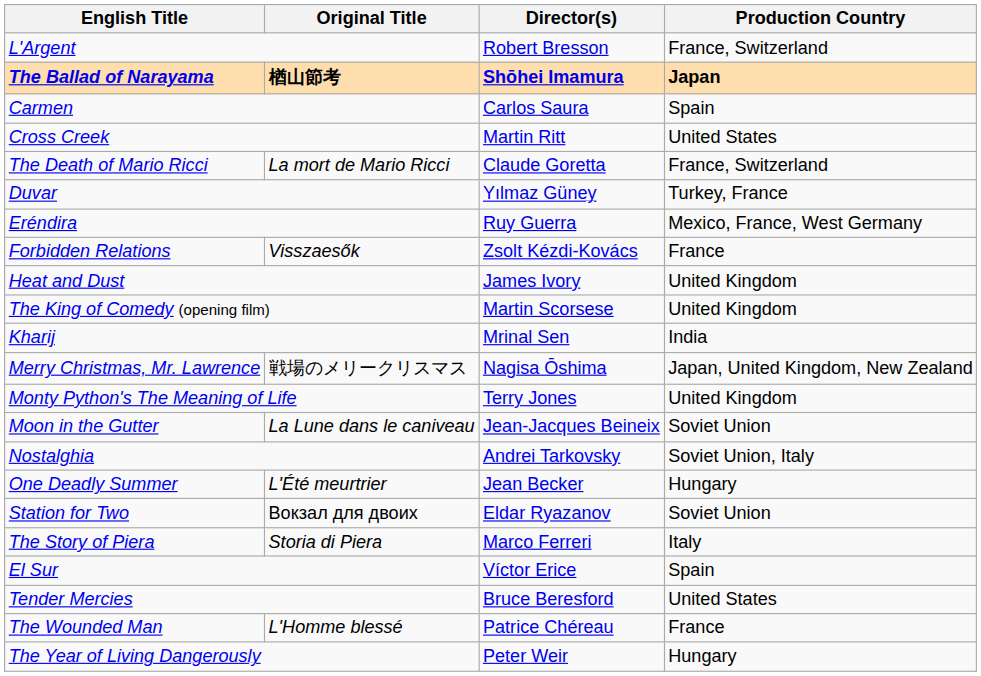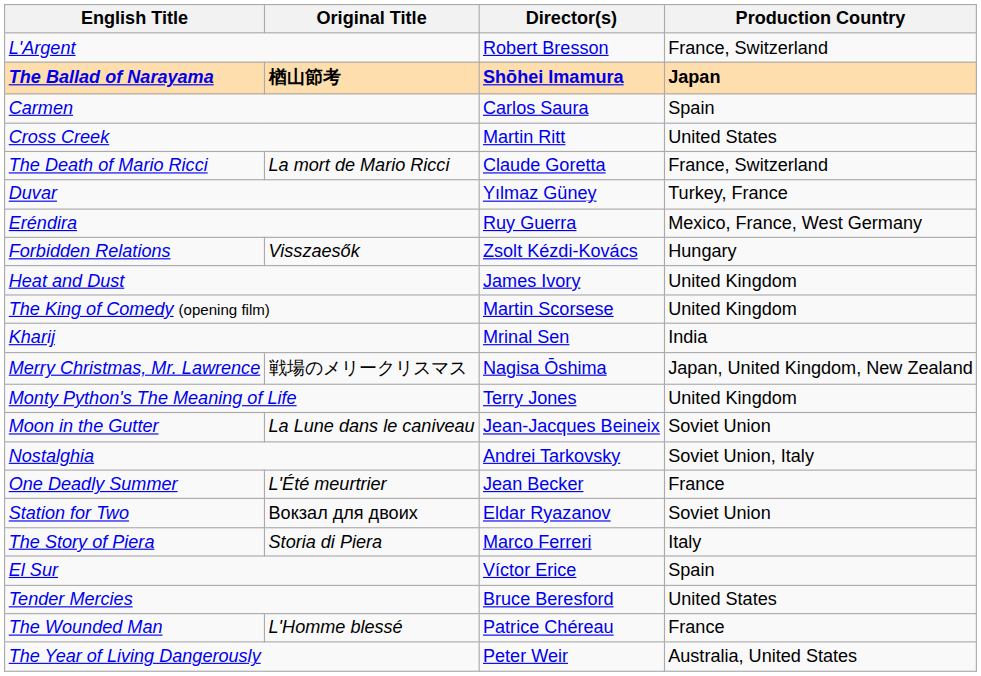(696, 251) France -> (702, 251) Hungary
(702, 484) Hungary -> (696, 484) France
(702, 656) Hungary -> (763, 656) Australia, United States
